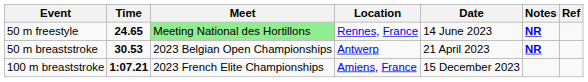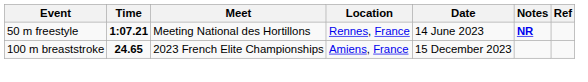(129, 31) 24.65 -> (129, 31) 1:07.21
(232, 31) lightgreen background -> (232, 31) no background
- row: (52, 49)
(129, 67) 1:07.21 -> (129, 49) 24.65
